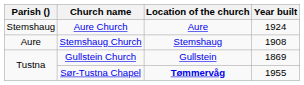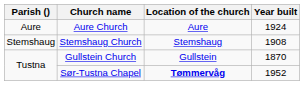(31, 27) Stemshaug -> (31, 27) Aure
(31, 42) Aure -> (31, 42) Stemshaug
(276, 57) 1869 -> (276, 57) 1870
(276, 73) 1955 -> (276, 73) 1952
